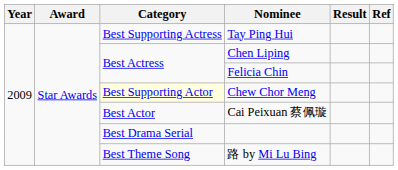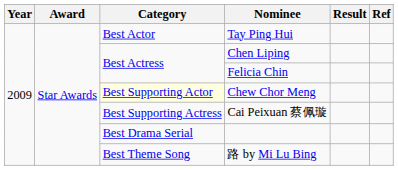(162, 33) Best Supporting Actress -> (129, 33) Best Actor
(129, 113) Best Actor -> (162, 113) Best Supporting Actress
